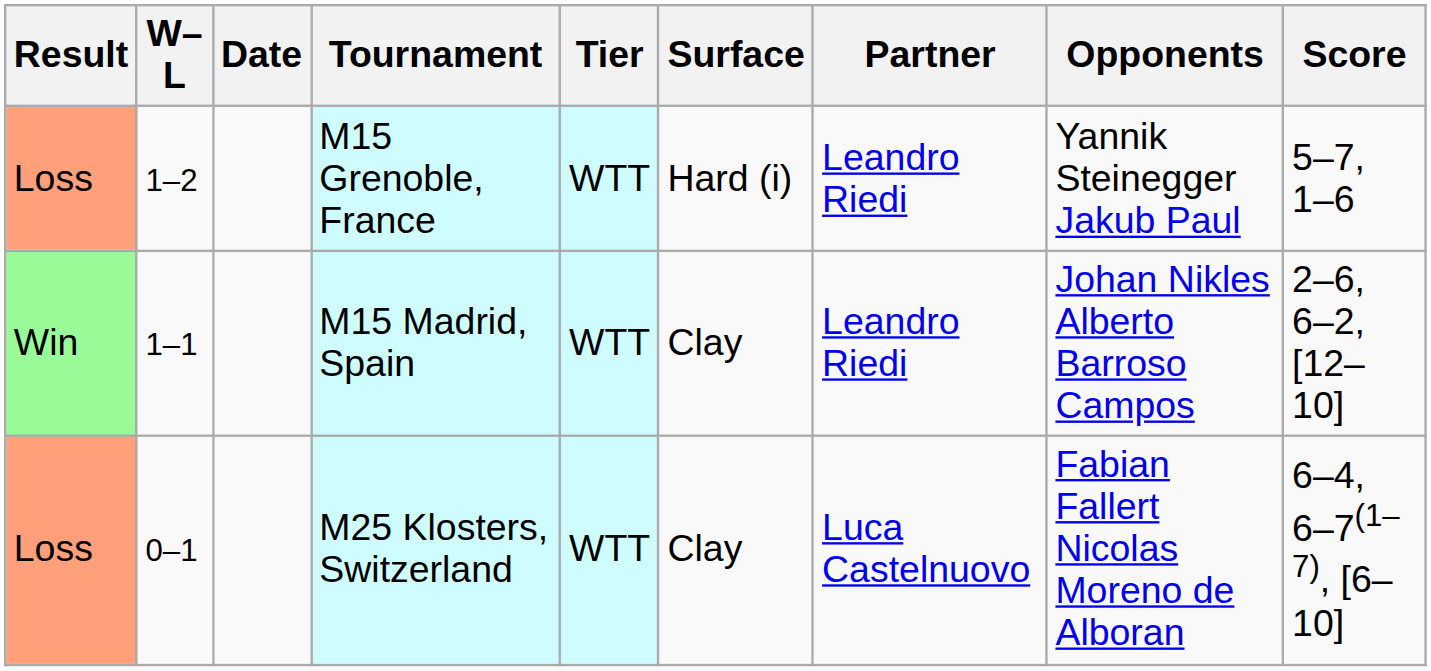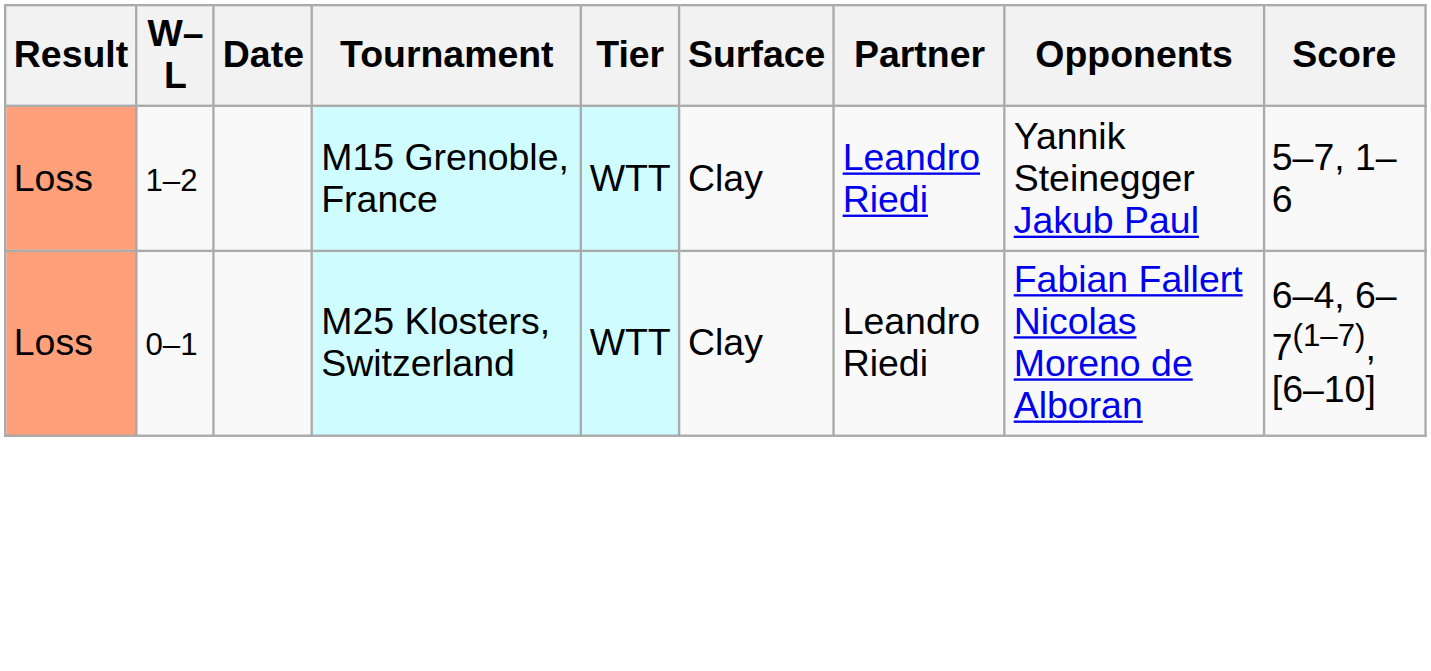(730, 177) Hard (i) -> (725, 177) Clay
- row: (423, 342)
(926, 549) Luca Castelnuovo -> (911, 342) Leandro Riedi
